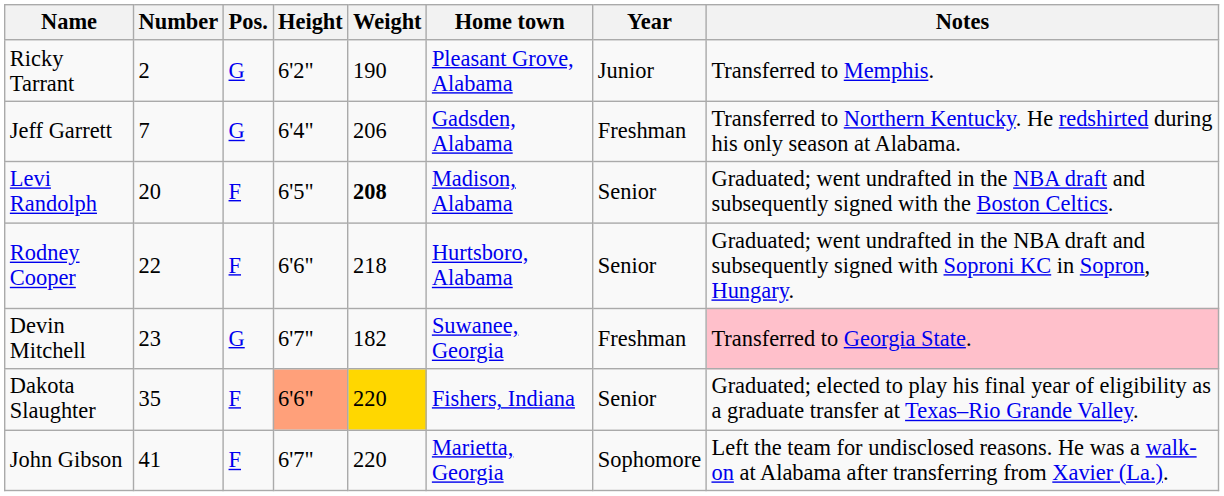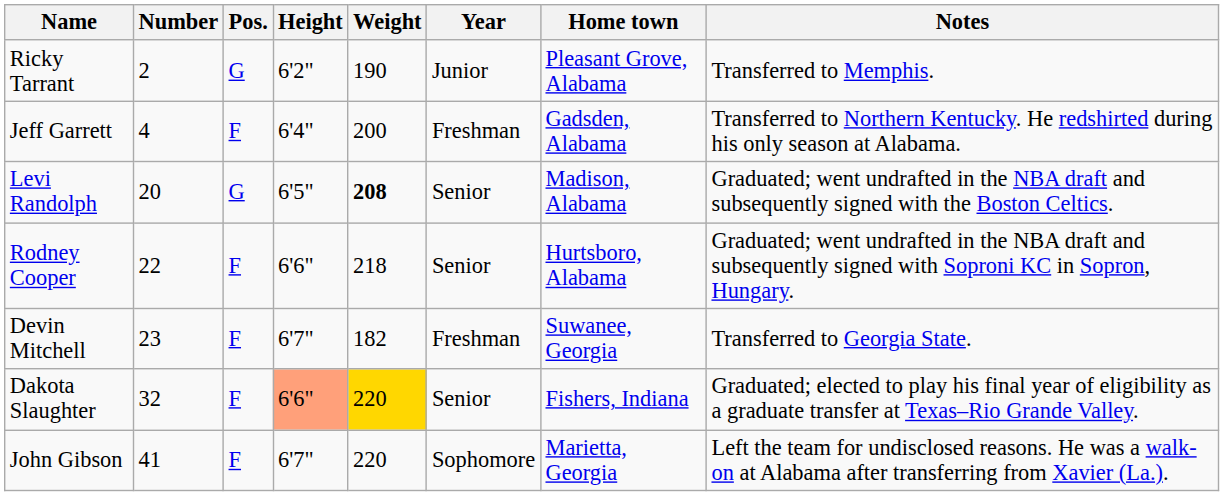columns swapped: (649, 22) <-> (510, 22)
(144, 131) 7 -> (144, 131) 4
(237, 131) G -> (235, 131) F
(370, 131) 206 -> (370, 131) 200
(235, 191) F -> (237, 191) G
(237, 338) G -> (235, 338) F
(841, 338) pink background -> (841, 338) no background
(150, 399) 35 -> (150, 399) 32
